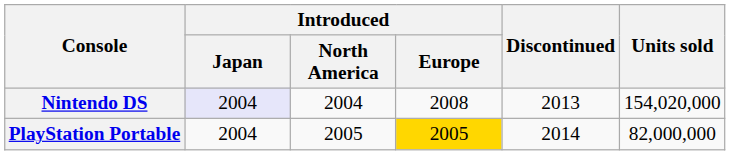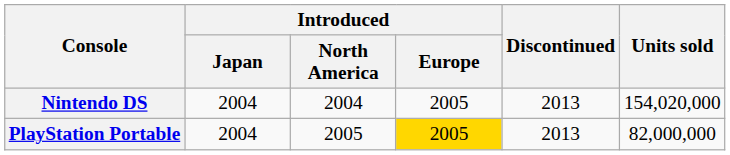(238, 103) lavender background -> (238, 103) no background
(449, 103) 2008 -> (449, 103) 2005
(561, 133) 2014 -> (561, 133) 2013
